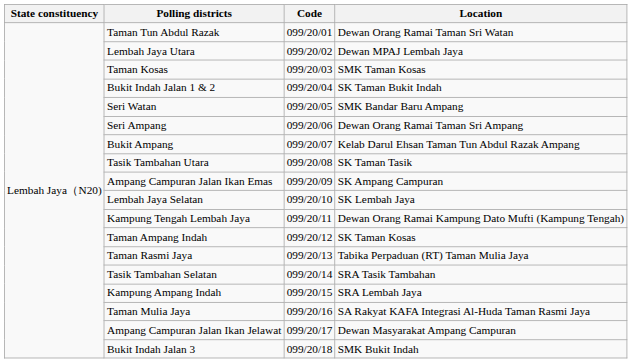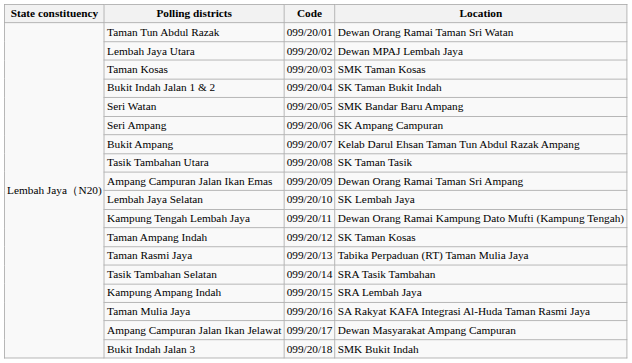(430, 125) Dewan Orang Ramai Taman Sri Ampang -> (390, 125) SK Ampang Campuran
(390, 181) SK Ampang Campuran -> (430, 181) Dewan Orang Ramai Taman Sri Ampang
